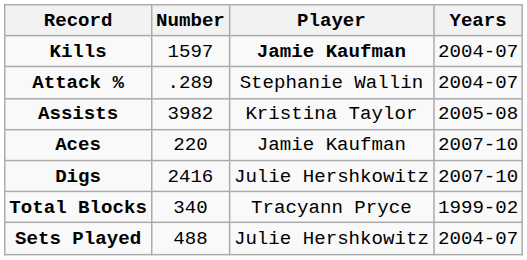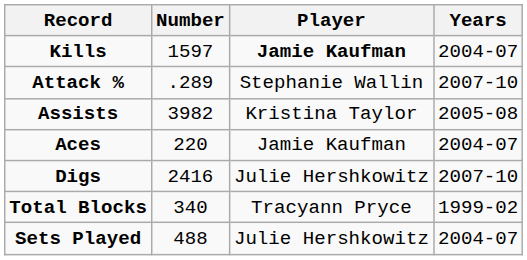(478, 83) 2004-07 -> (478, 83) 2007-10
(478, 145) 2007-10 -> (478, 145) 2004-07
